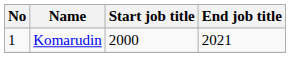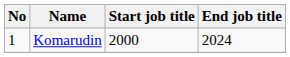(217, 40) 2021 -> (217, 40) 2024
